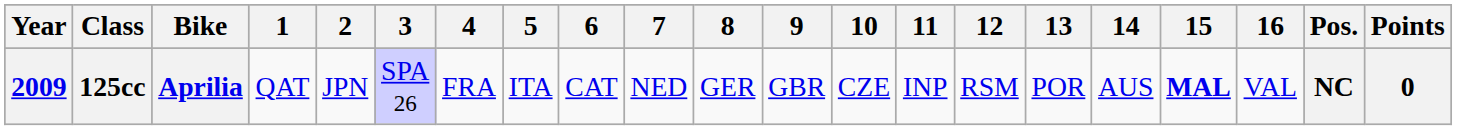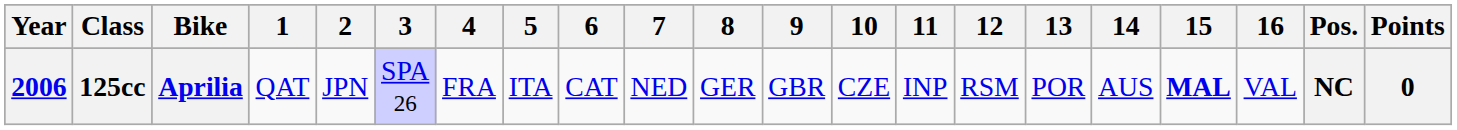(39, 85) 2009 -> (39, 85) 2006
